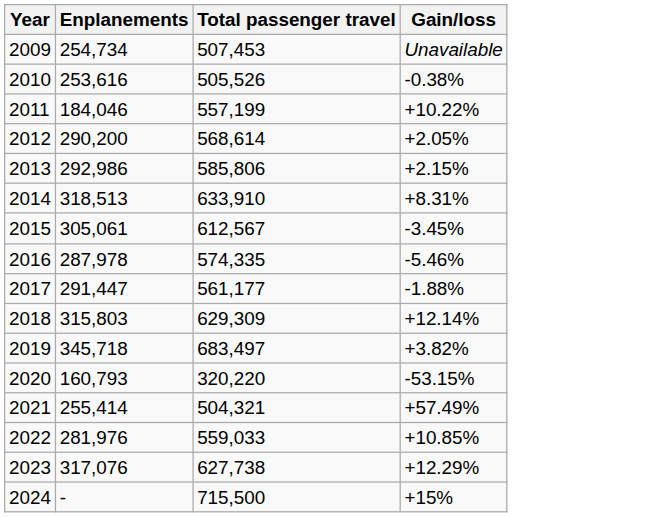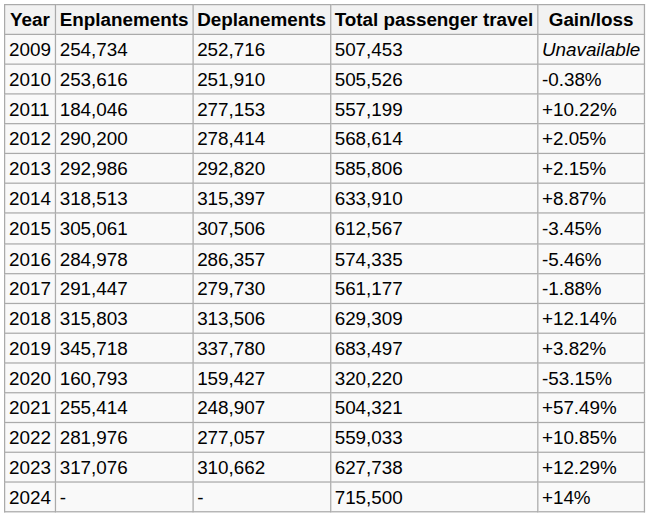+ column: (262, 20)
(437, 199) +8.31% -> (574, 199) +8.87%
(94, 258) 287,978 -> (94, 258) 284,978
(429, 497) +15% -> (566, 497) +14%
